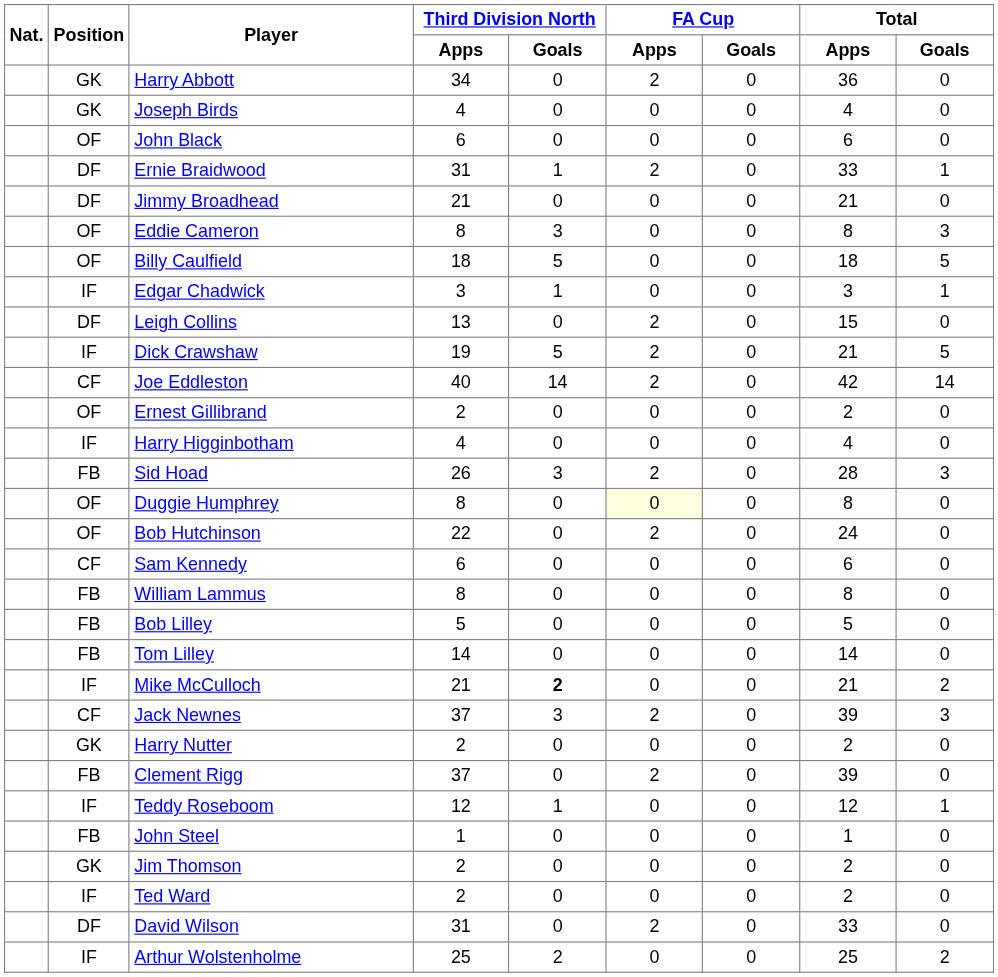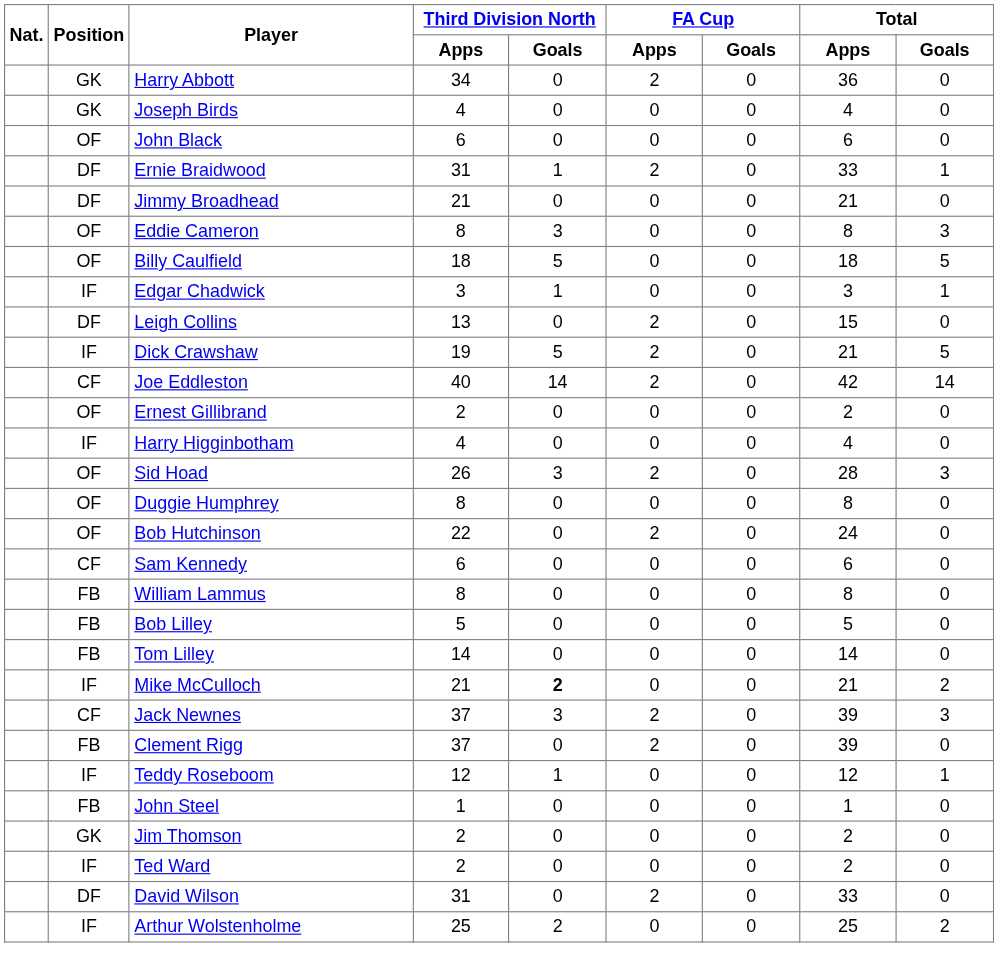(89, 473) FB -> (89, 473) OF
(654, 503) lightyellow background -> (654, 503) no background
- row: (183, 745)
